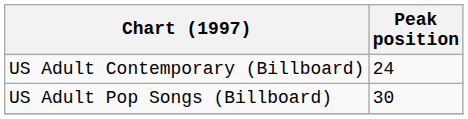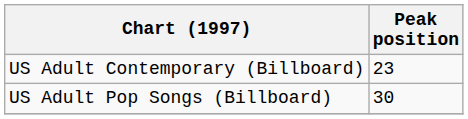(384, 69) 24 -> (384, 69) 23
